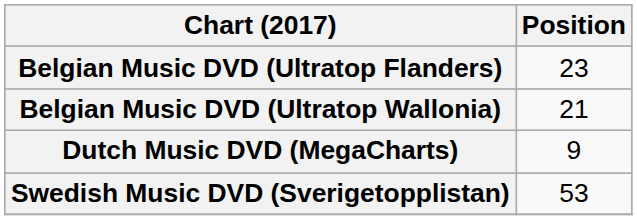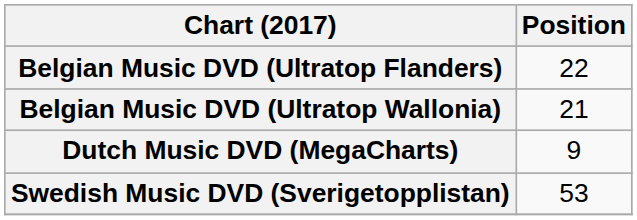(574, 67) 23 -> (574, 67) 22
